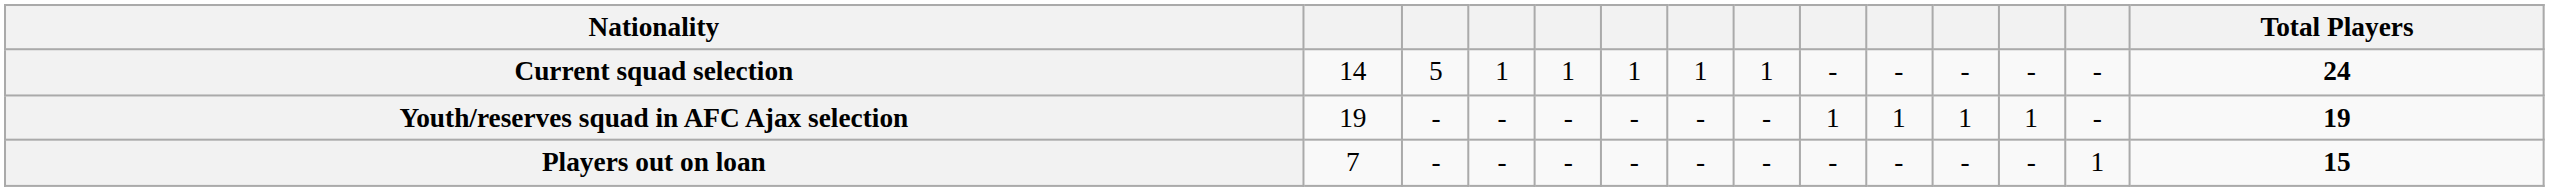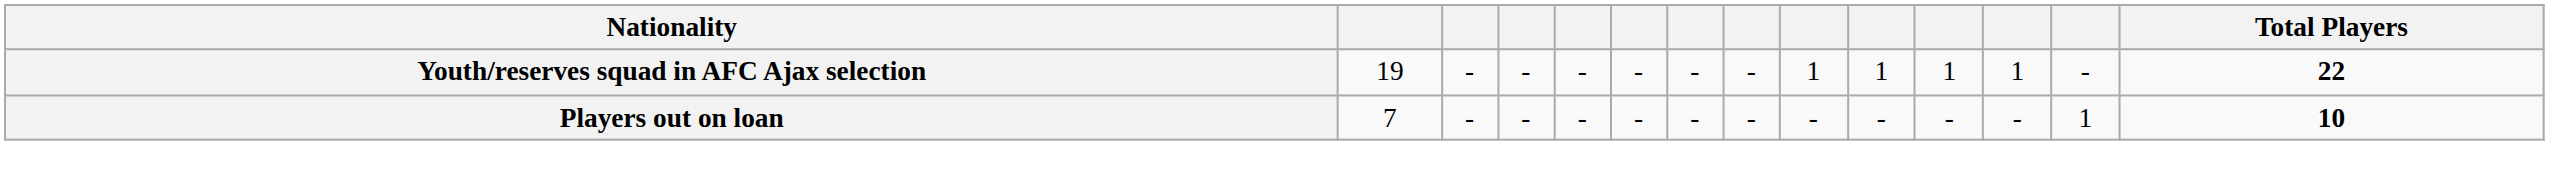- row: (654, 71)
(2337, 116) 19 -> (2331, 71) 22
(2337, 161) 15 -> (2331, 116) 10
